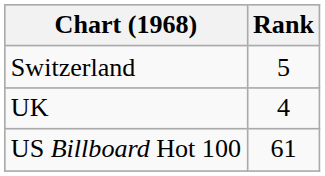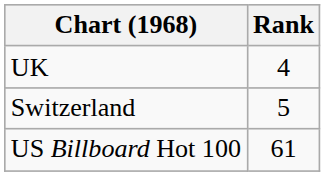rows swapped: (73, 66) <-> (30, 107)
